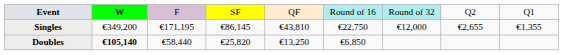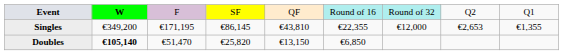(353, 27) €22,750 -> (353, 27) €22,355
(470, 27) €2,655 -> (470, 27) €2,653
(177, 42) €58,440 -> (177, 42) €51,470
(294, 42) €13,250 -> (294, 42) €13,150
